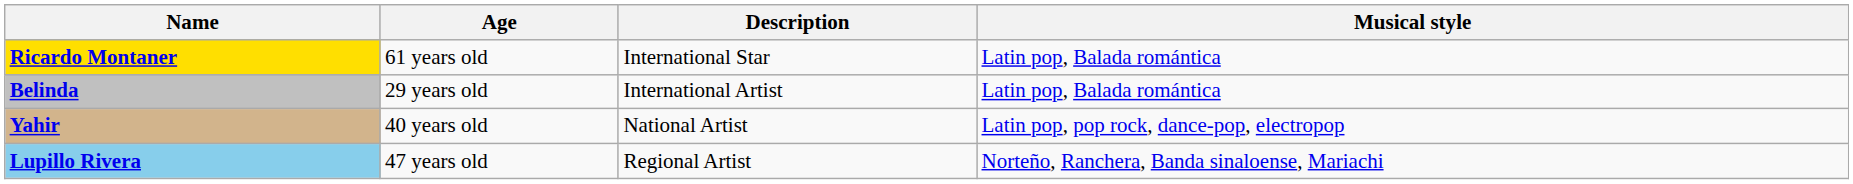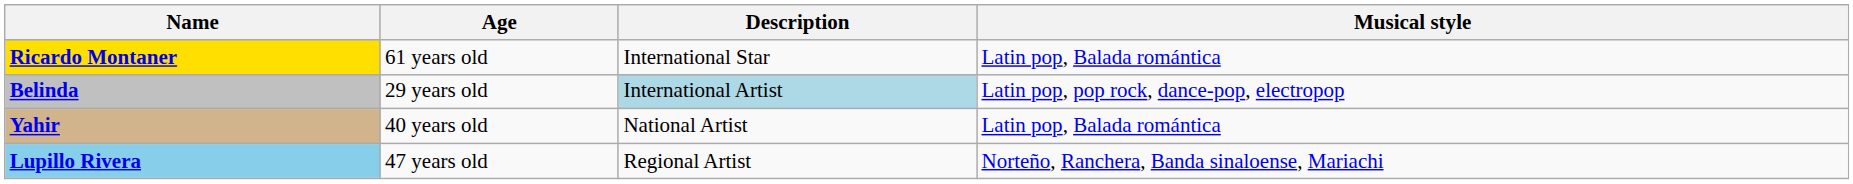(703, 91) no background -> (703, 91) lightblue background
(1101, 91) Latin pop, Balada romántica -> (1163, 91) Latin pop, pop rock, dance-pop, electropop
(1163, 126) Latin pop, pop rock, dance-pop, electropop -> (1101, 126) Latin pop, Balada romántica
